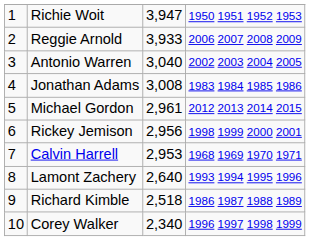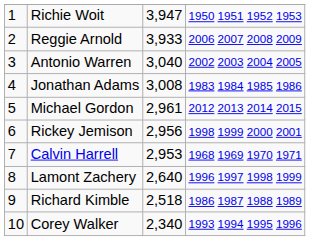(245, 178) 1993 1994 1995 1996 -> (245, 178) 1996 1997 1998 1999
(245, 224) 1996 1997 1998 1999 -> (245, 224) 1993 1994 1995 1996
